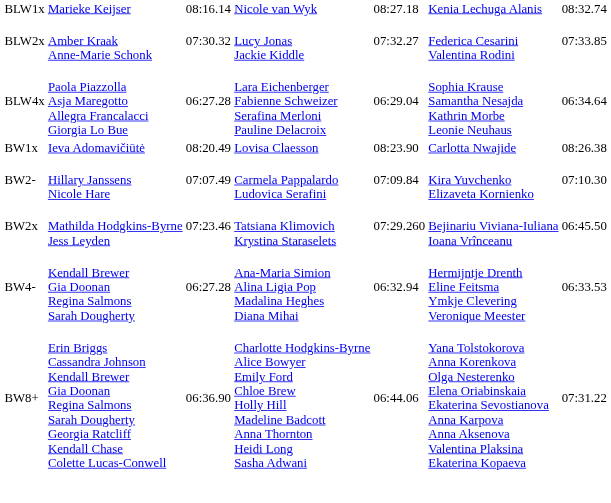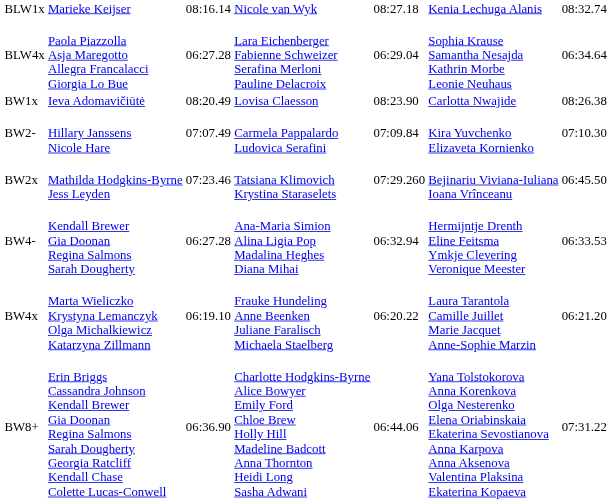- row: (25, 40)
+ row: (21, 315)
